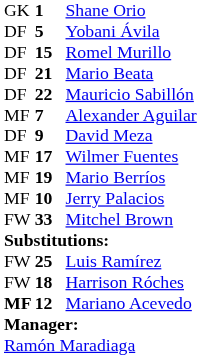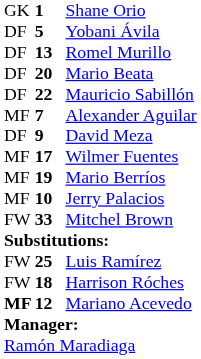(44, 52) 15 -> (44, 52) 13
(44, 73) 21 -> (44, 73) 20
